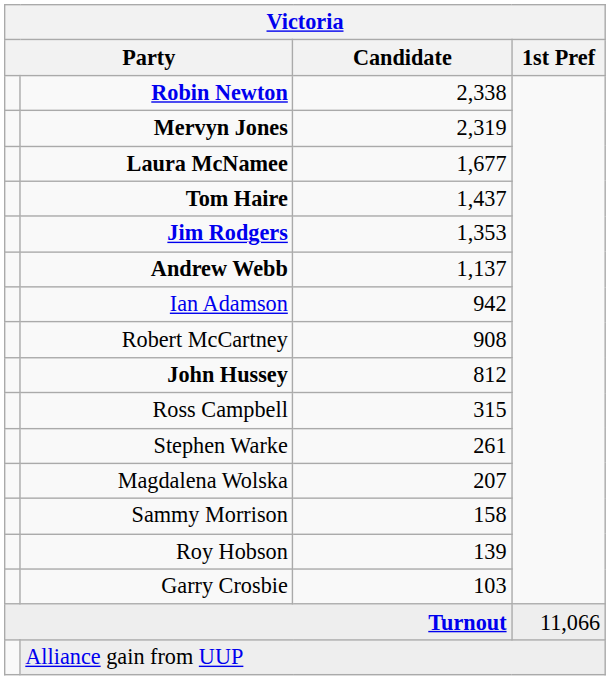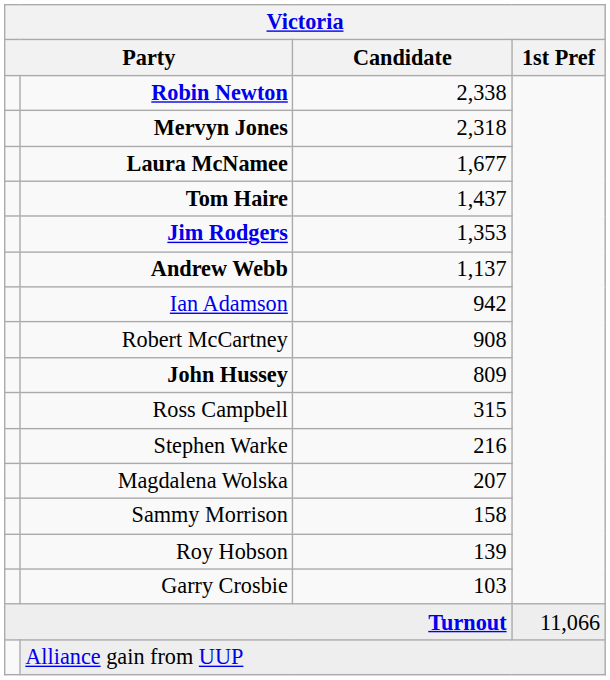(482, 127) 2,319 -> (482, 127) 2,318
(490, 374) 812 -> (490, 374) 809
(490, 445) 261 -> (490, 445) 216
